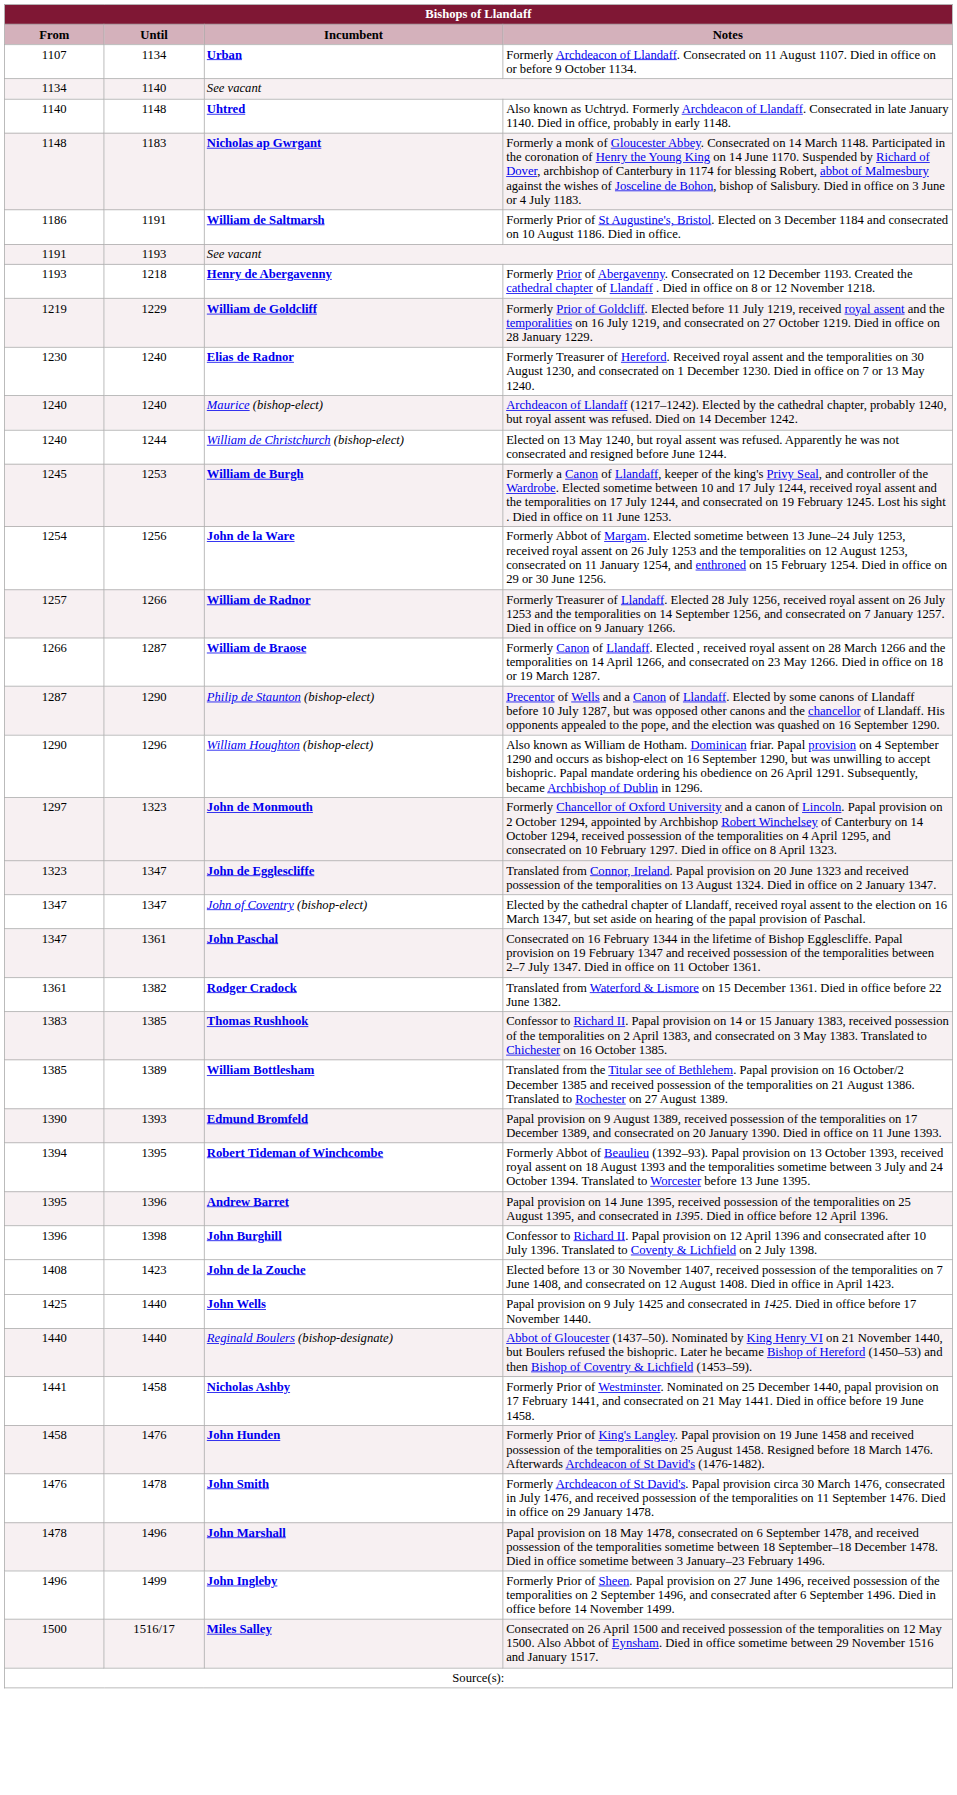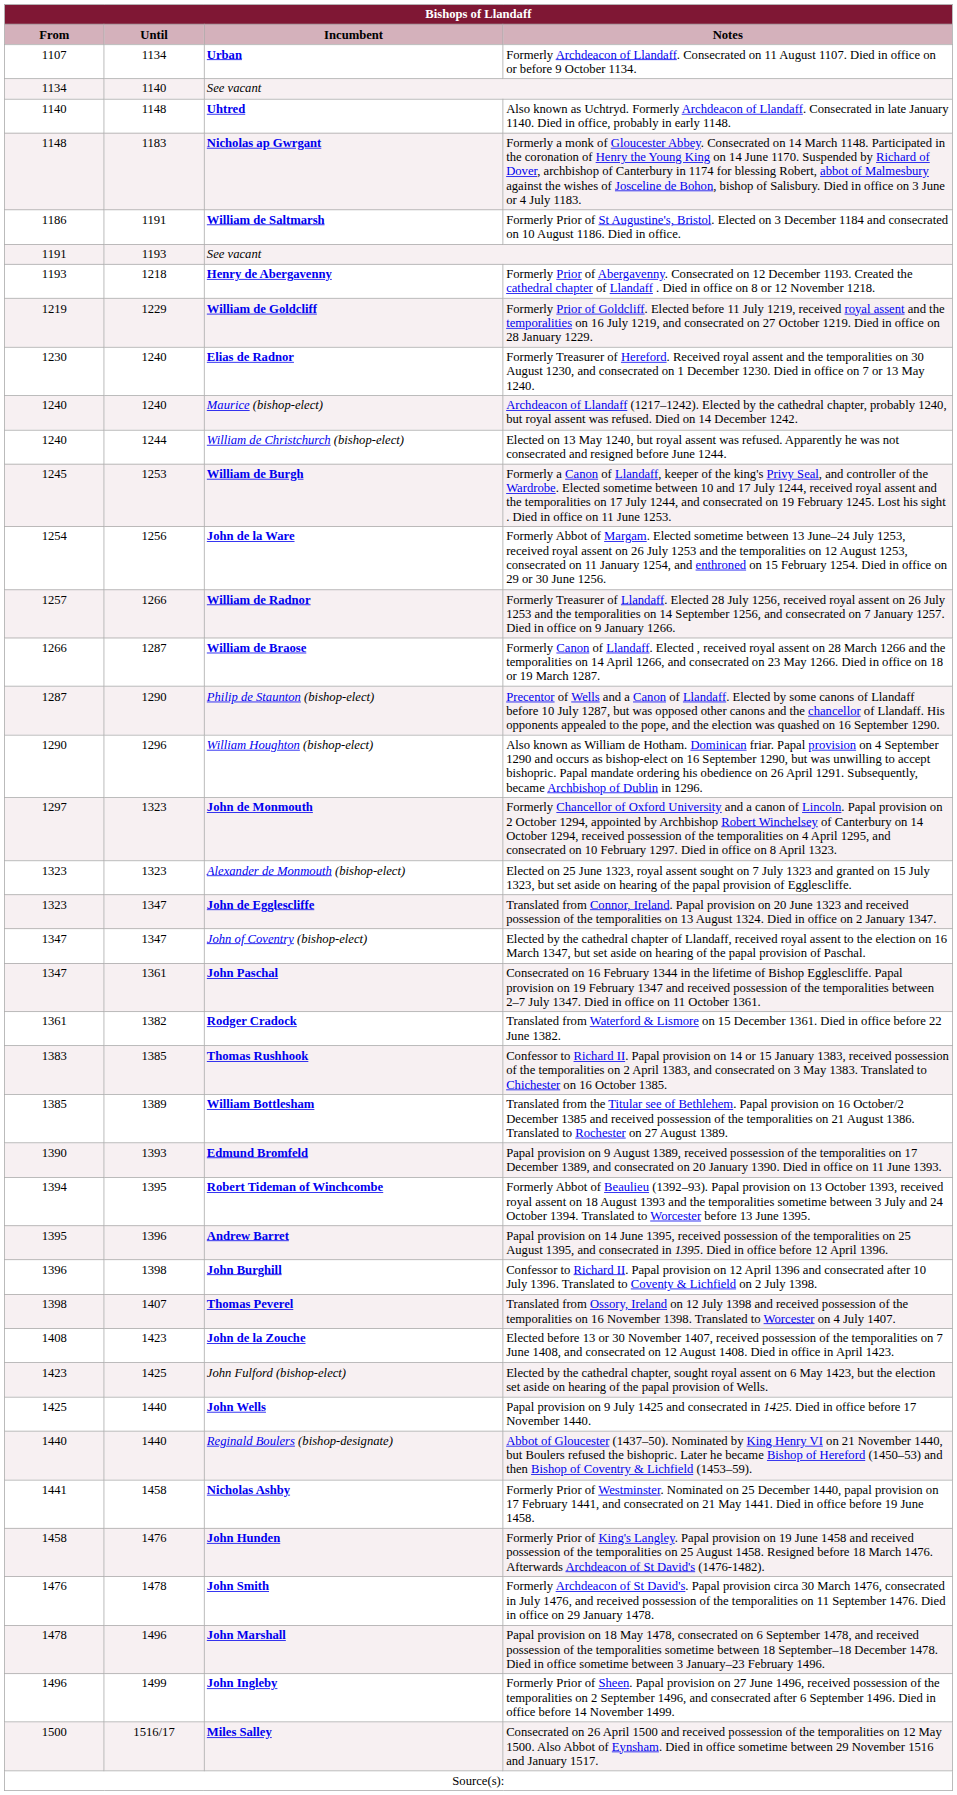+ row: (54, 870)
+ row: (54, 1304)
+ row: (54, 1372)
